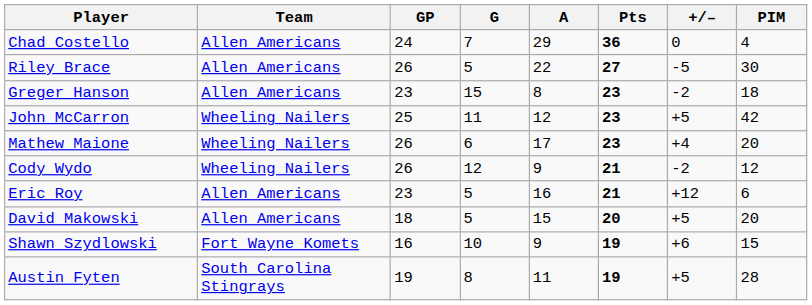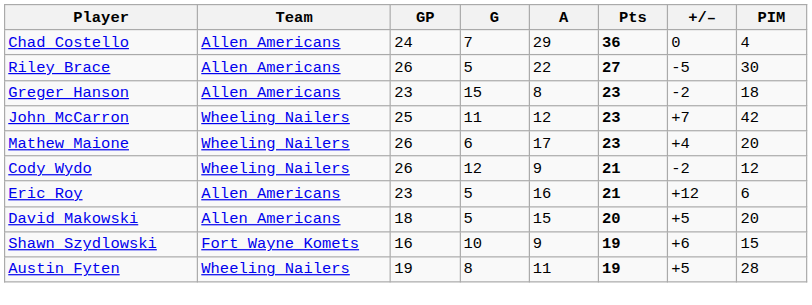(681, 118) +5 -> (681, 118) +7
(266, 278) South Carolina Stingrays -> (276, 269) Wheeling Nailers
